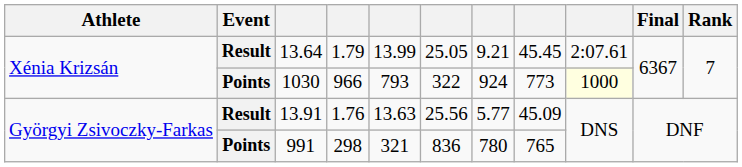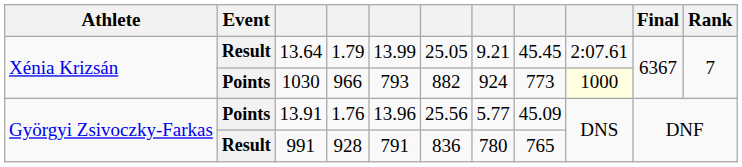(446, 83) 322 -> (446, 83) 882
(246, 114) Result -> (246, 114) Points
(395, 114) 13.63 -> (395, 114) 13.96
(246, 145) Points -> (246, 145) Result
(348, 145) 298 -> (348, 145) 928
(395, 145) 321 -> (395, 145) 791
